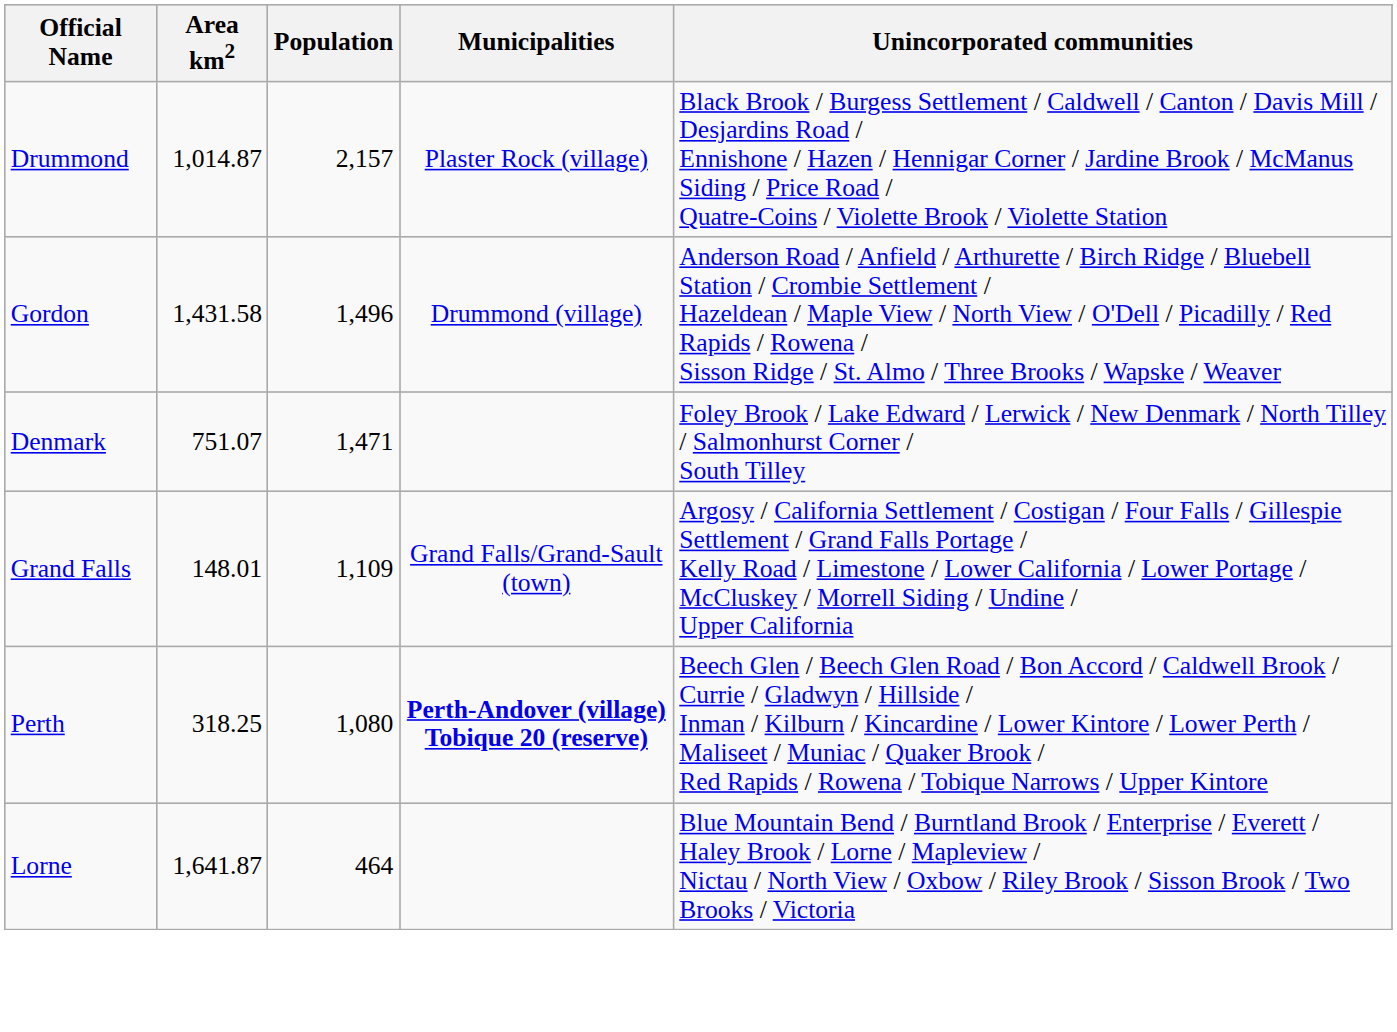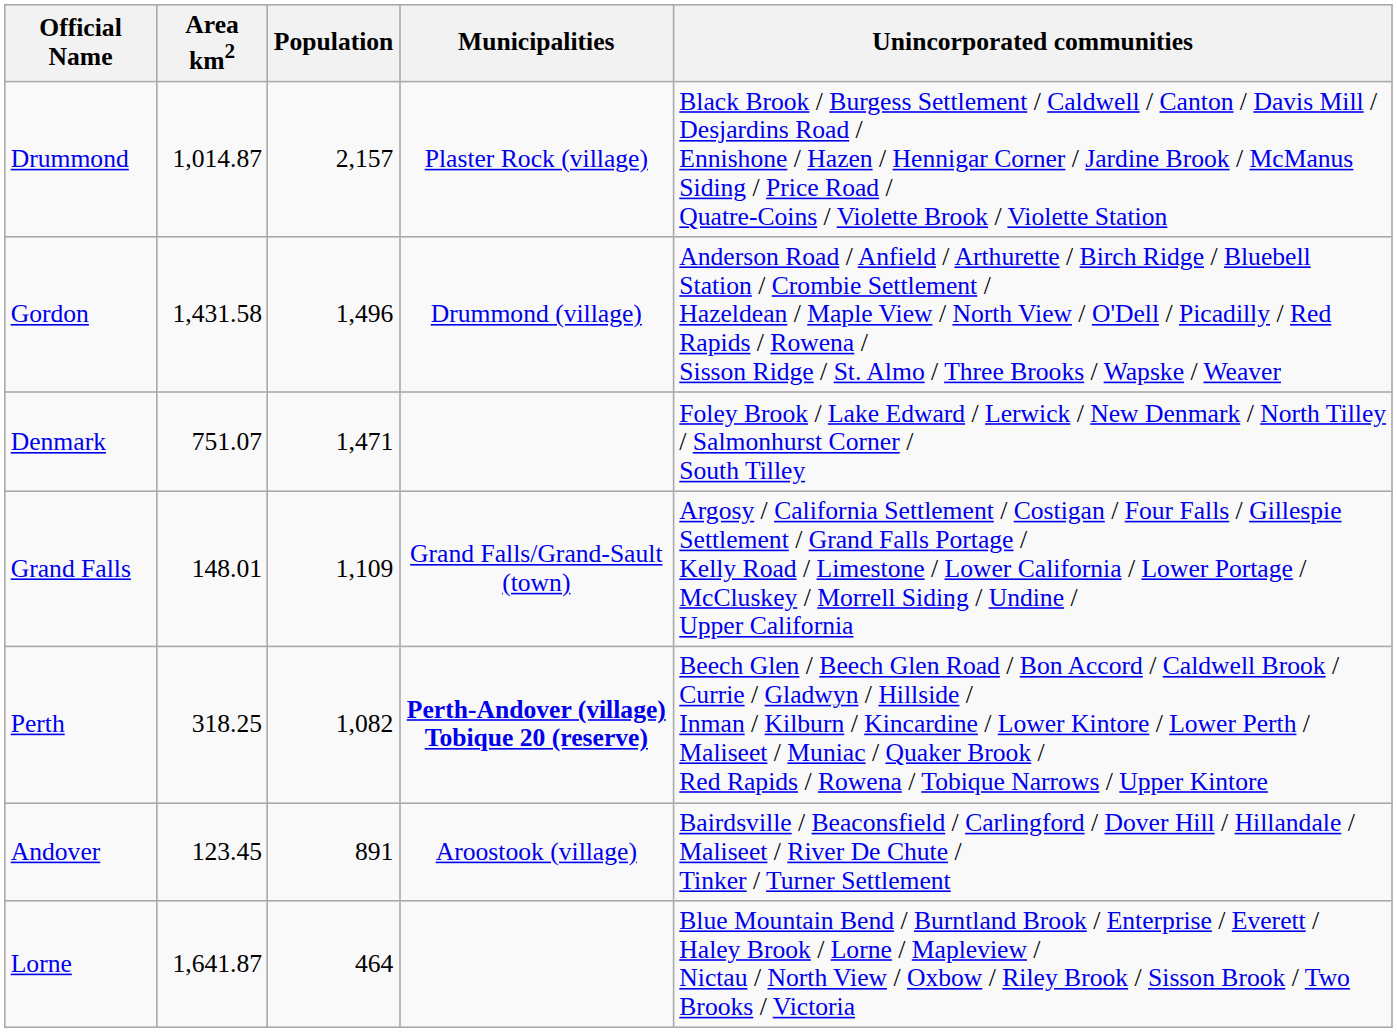(365, 724) 1,080 -> (365, 724) 1,082
+ row: (55, 851)
